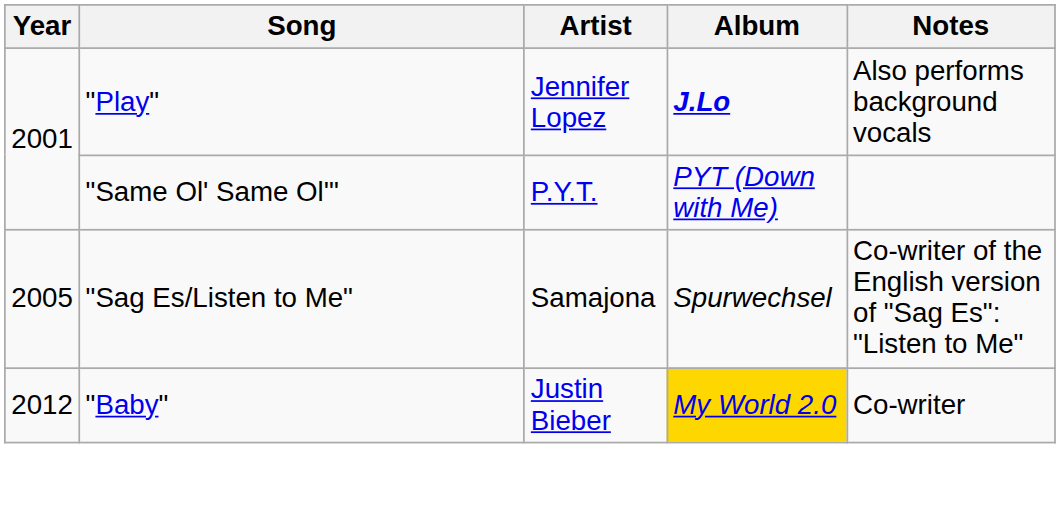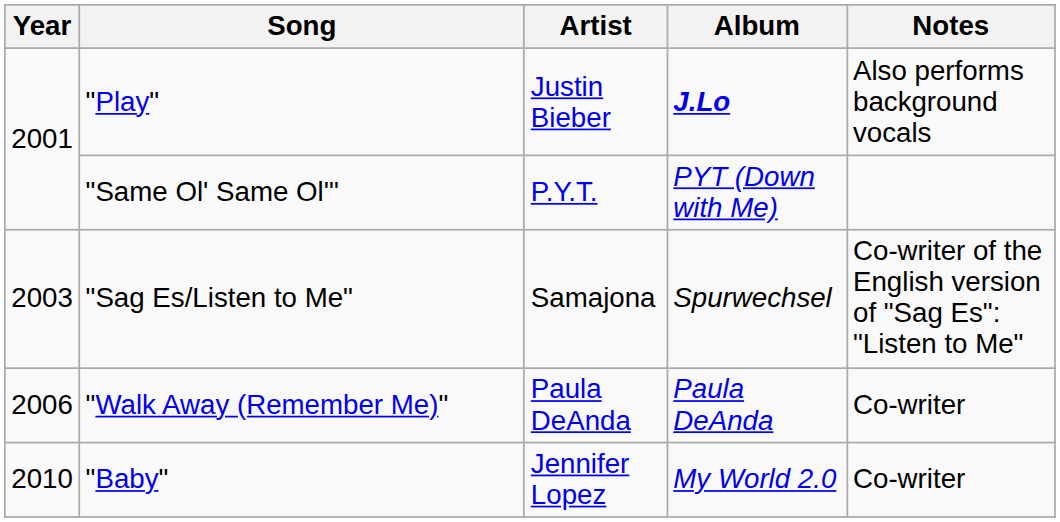(580, 101) Jennifer Lopez -> (571, 101) Justin Bieber
(42, 298) 2005 -> (42, 298) 2003
+ row: (267, 404)
(42, 404) 2012 -> (42, 479) 2010
(571, 404) Justin Bieber -> (580, 479) Jennifer Lopez
(755, 404) gold background -> (755, 479) no background
